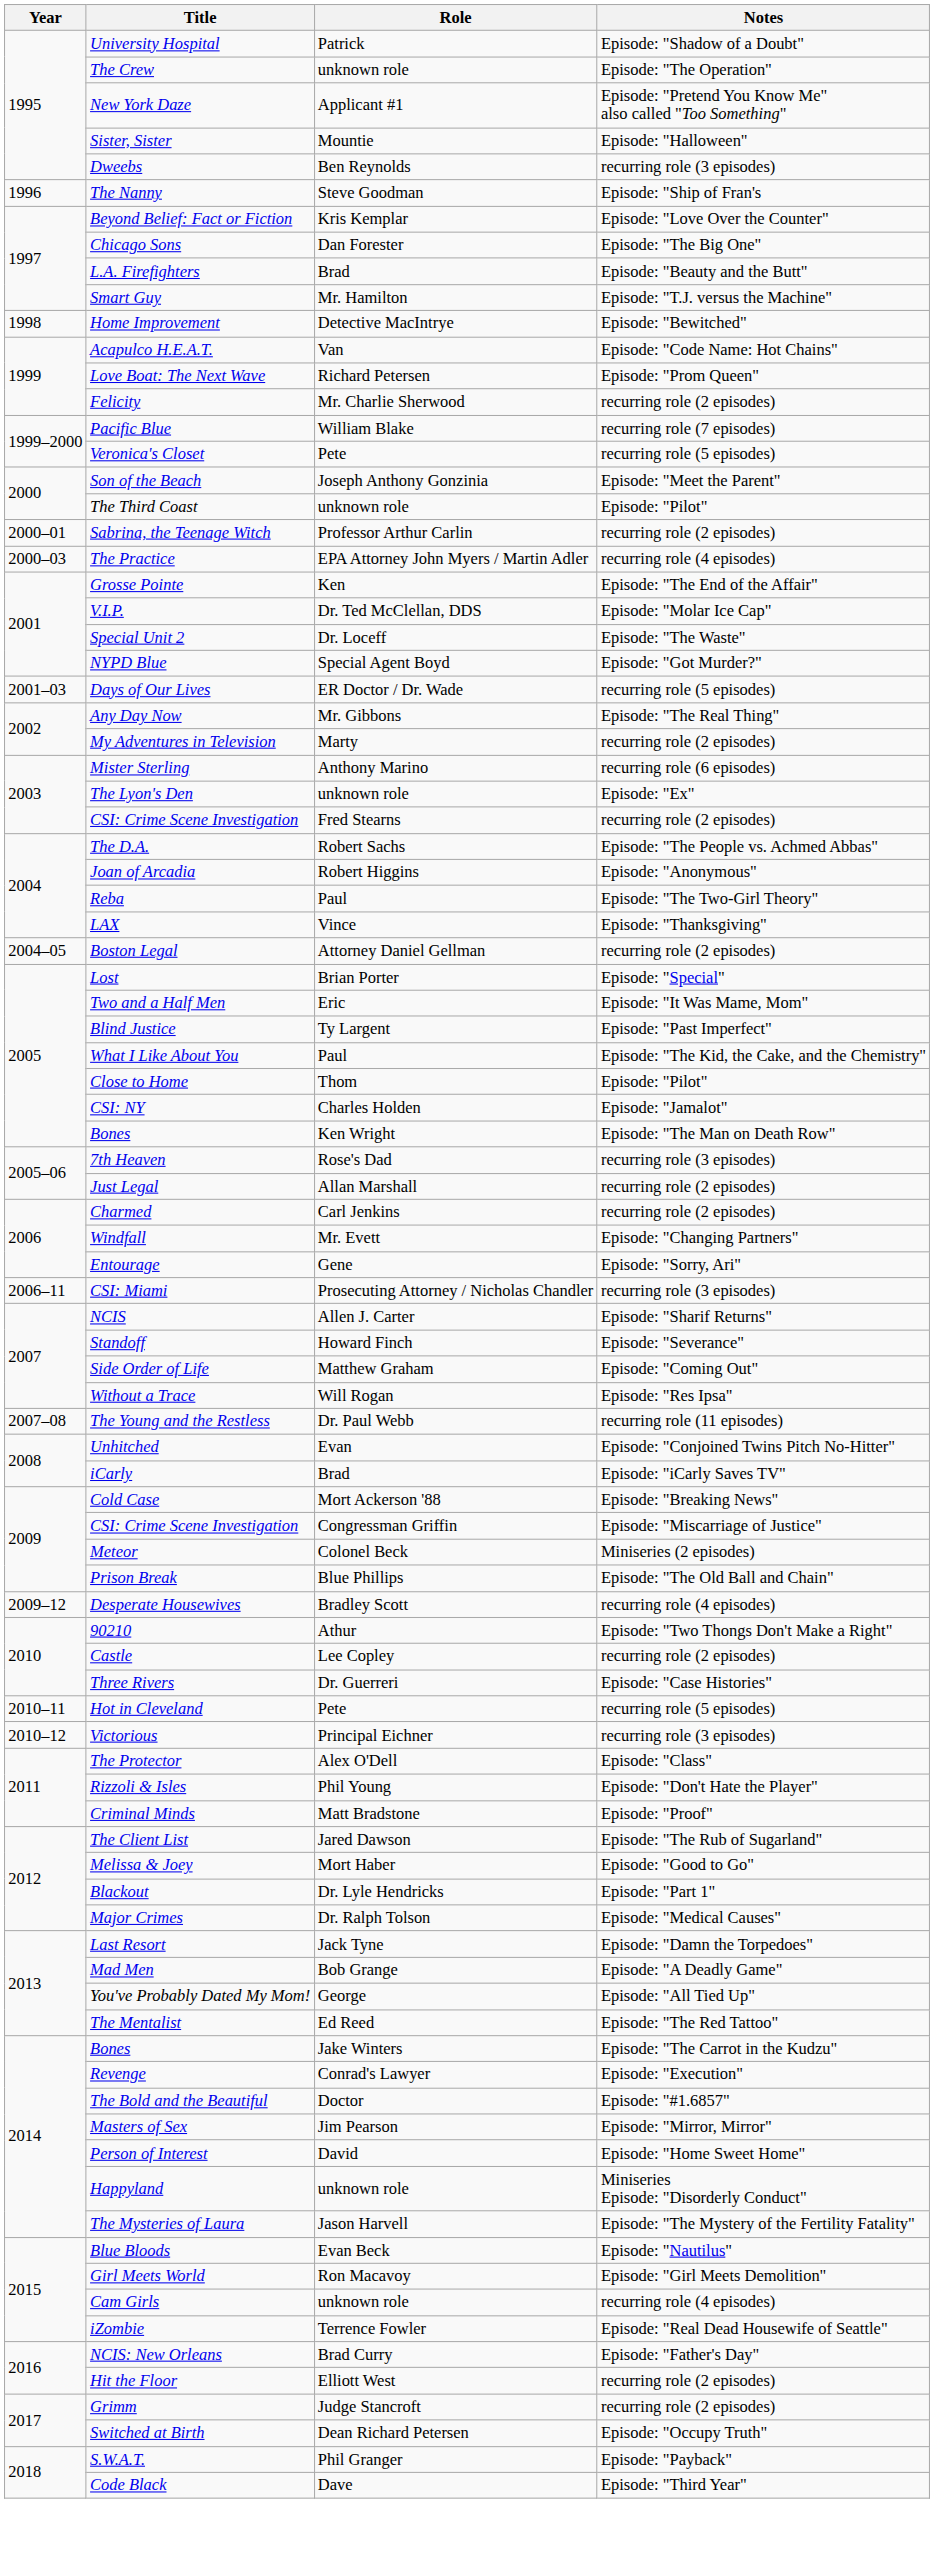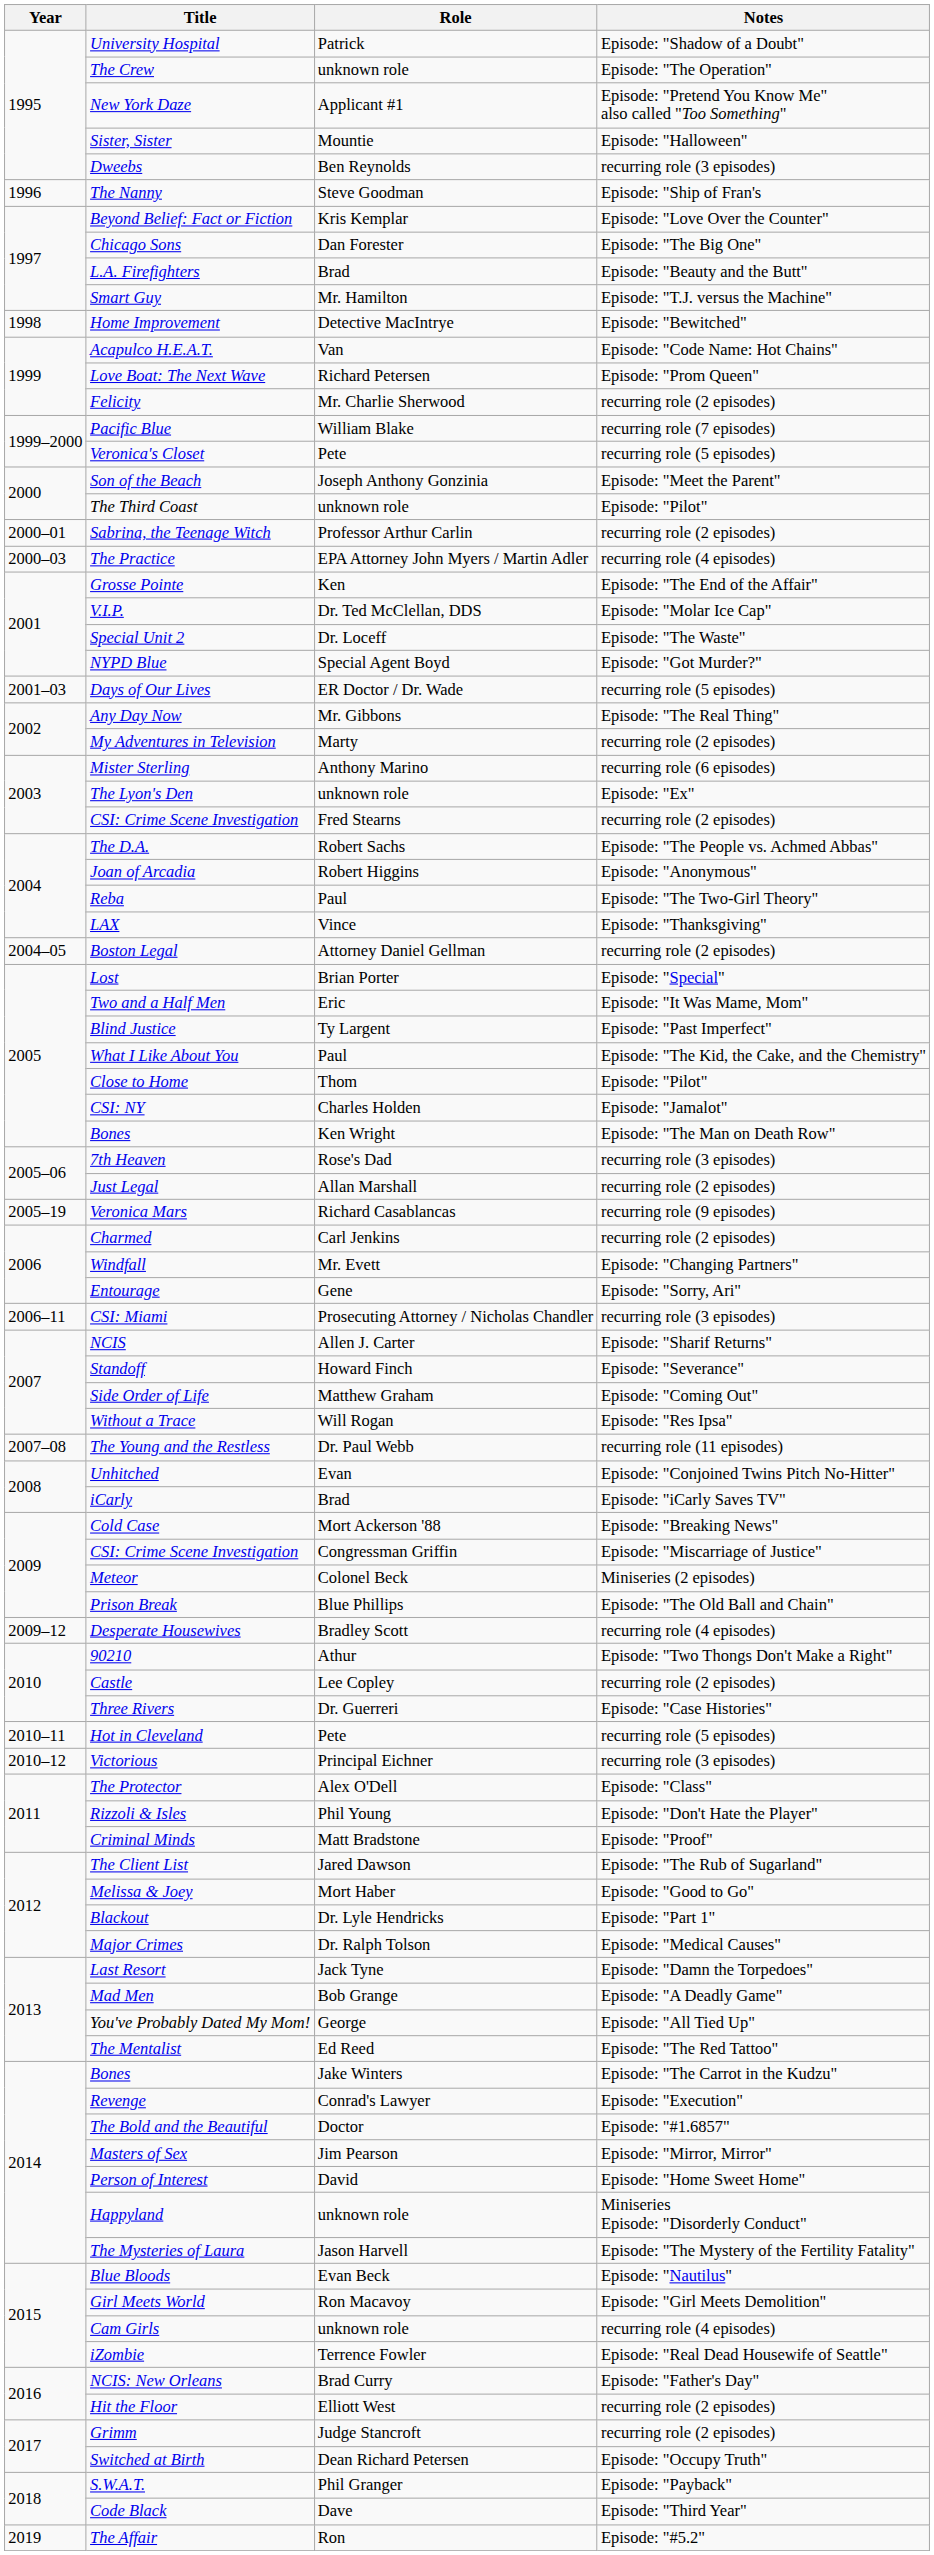+ row: (139, 1212)
+ row: (124, 2537)
